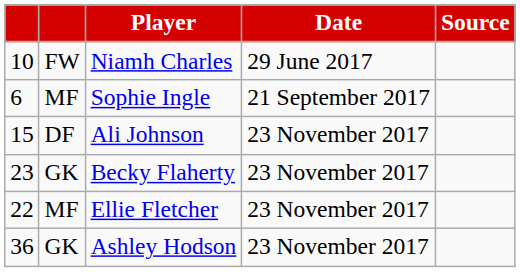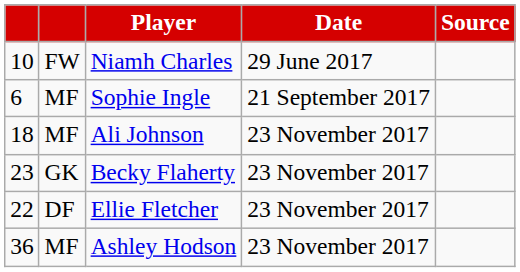(22, 135) 15 -> (22, 135) 18
(60, 135) DF -> (62, 135) MF
(62, 209) MF -> (60, 209) DF
(62, 246) GK -> (62, 246) MF
